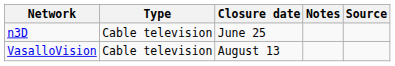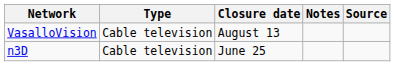rows swapped: (17, 32) <-> (52, 51)
